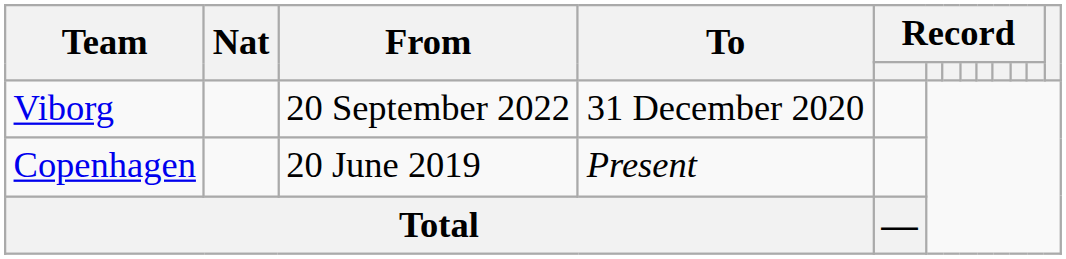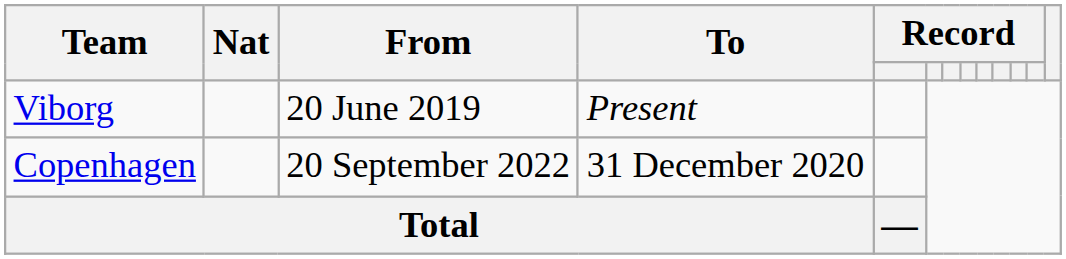(428, 108) 20 September 2022 -> (384, 108) 20 June 2019
(726, 108) 31 December 2020 -> (642, 108) Present
(384, 165) 20 June 2019 -> (428, 165) 20 September 2022
(642, 165) Present -> (726, 165) 31 December 2020
